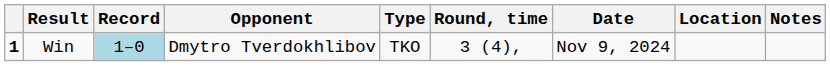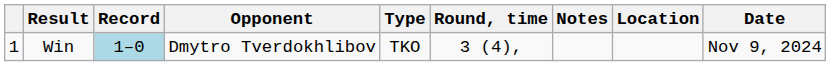columns swapped: (613, 19) <-> (796, 19)
(14, 47) bold -> (14, 47) normal
